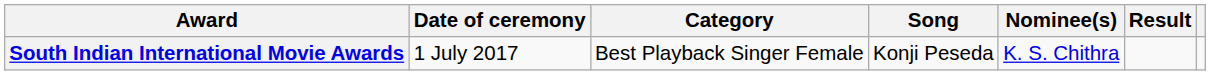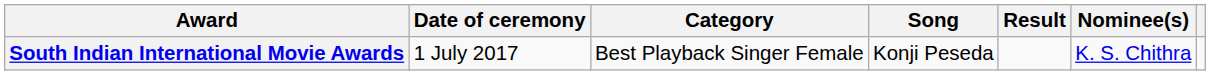columns swapped: (1061, 20) <-> (1160, 20)
